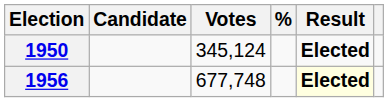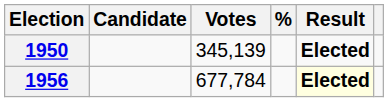(231, 50) 345,124 -> (231, 50) 345,139
(231, 81) 677,748 -> (231, 81) 677,784
